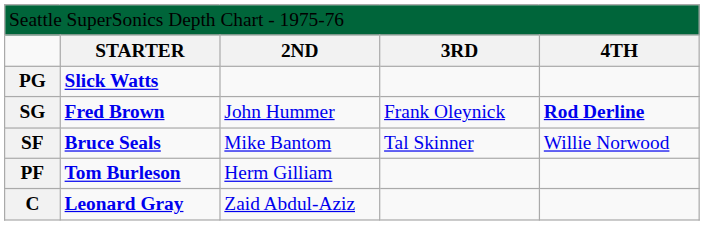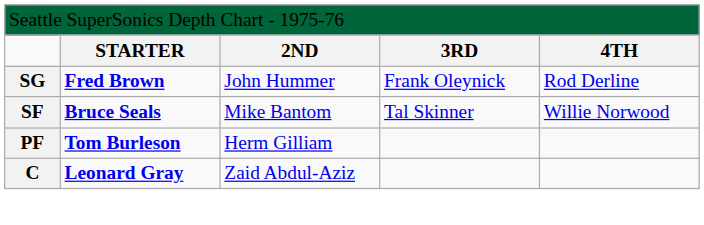- row: (32, 81)
(594, 111) bold -> (591, 81) normal
